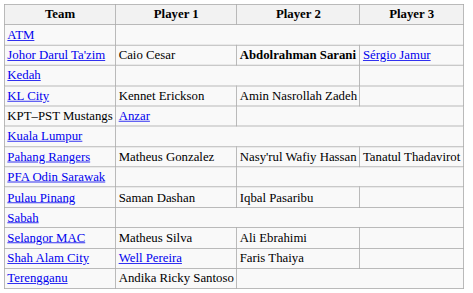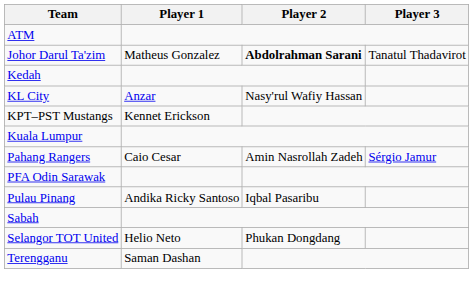(147, 55) Caio Cesar -> (172, 55) Matheus Gonzalez
(397, 55) Sérgio Jamur -> (417, 55) Tanatul Thadavirot
(161, 95) Kennet Erickson -> (140, 95) Anzar
(298, 95) Amin Nasrollah Zadeh -> (304, 95) Nasy'rul Wafiy Hassan
(134, 116) Anzar -> (167, 116) Kennet Erickson
(166, 156) Matheus Gonzalez -> (152, 156) Caio Cesar
(298, 156) Nasy'rul Wafiy Hassan -> (304, 156) Amin Nasrollah Zadeh
(412, 156) Tanatul Thadavirot -> (402, 156) Sérgio Jamur
(157, 197) Saman Dashan -> (182, 197) Andika Ricky Santoso
- row: (46, 237)
+ row: (63, 237)
- row: (48, 258)
(176, 278) Andika Ricky Santoso -> (162, 258) Saman Dashan
